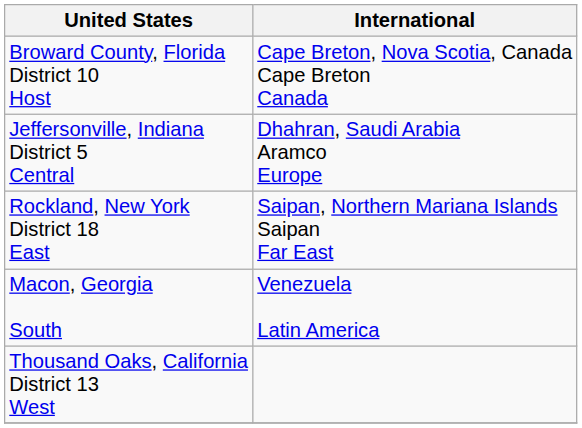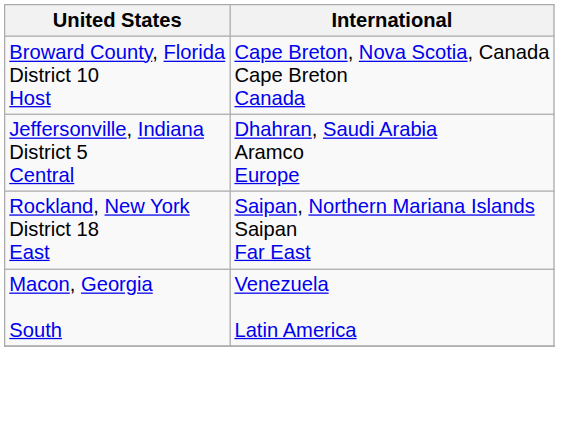- row: (129, 384)
